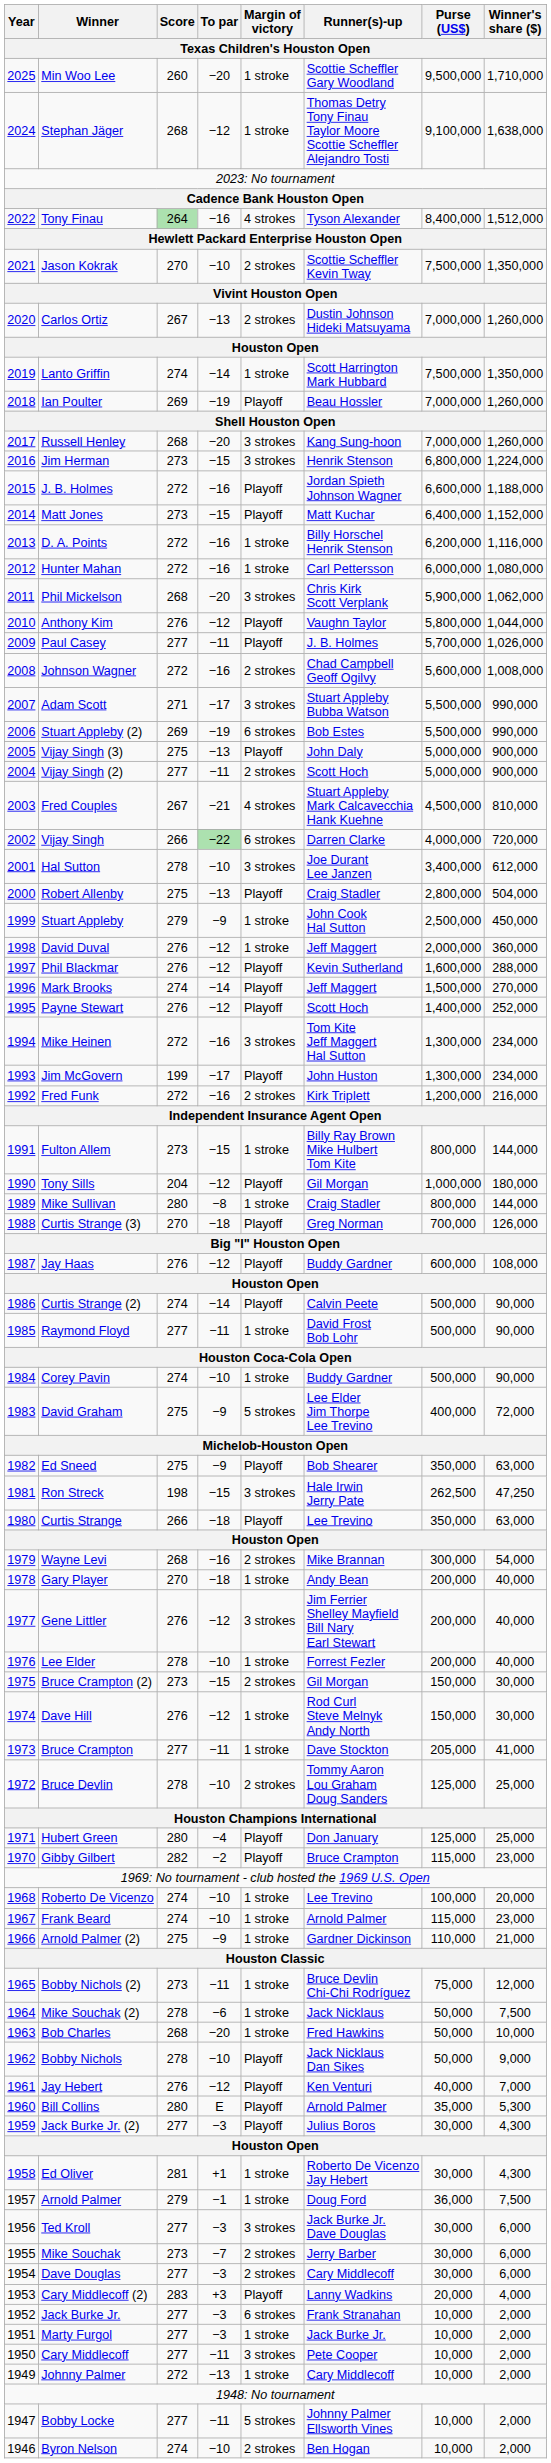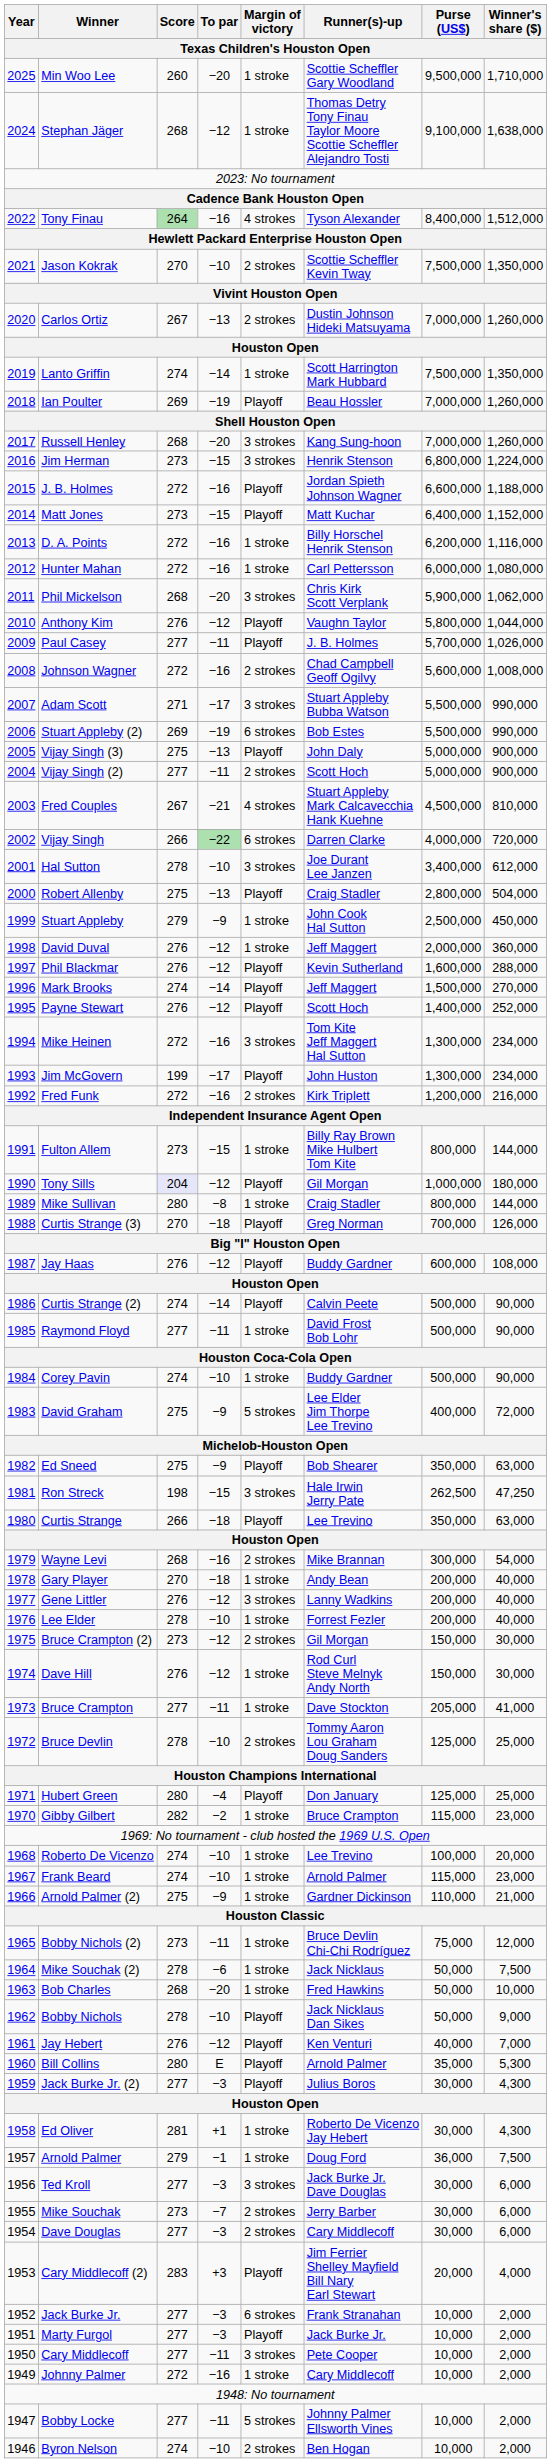(177, 1184) no background -> (177, 1184) lavender background
(353, 1621) Jim Ferrier Shelley Mayfield Bill Nary Earl Stewart -> (350, 1600) Lanny Wadkins
(219, 1682) −15 -> (219, 1640) −12
(263, 1858) Playoff -> (266, 1816) 1 stroke
(350, 2294) Lanny Wadkins -> (353, 2273) Jim Ferrier Shelley Mayfield Bill Nary Earl Stewart
(266, 2334) 1 stroke -> (263, 2334) Playoff
(219, 2374) −13 -> (219, 2374) −16
